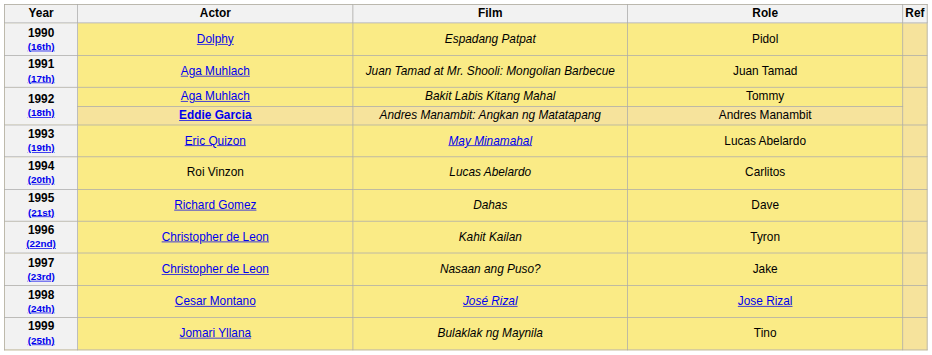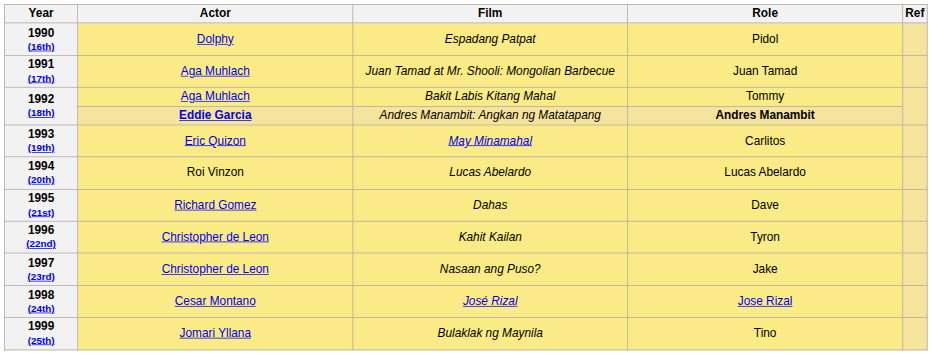(765, 115) normal -> (765, 115) bold
(765, 141) Lucas Abelardo -> (765, 141) Carlitos
(765, 173) Carlitos -> (765, 173) Lucas Abelardo
